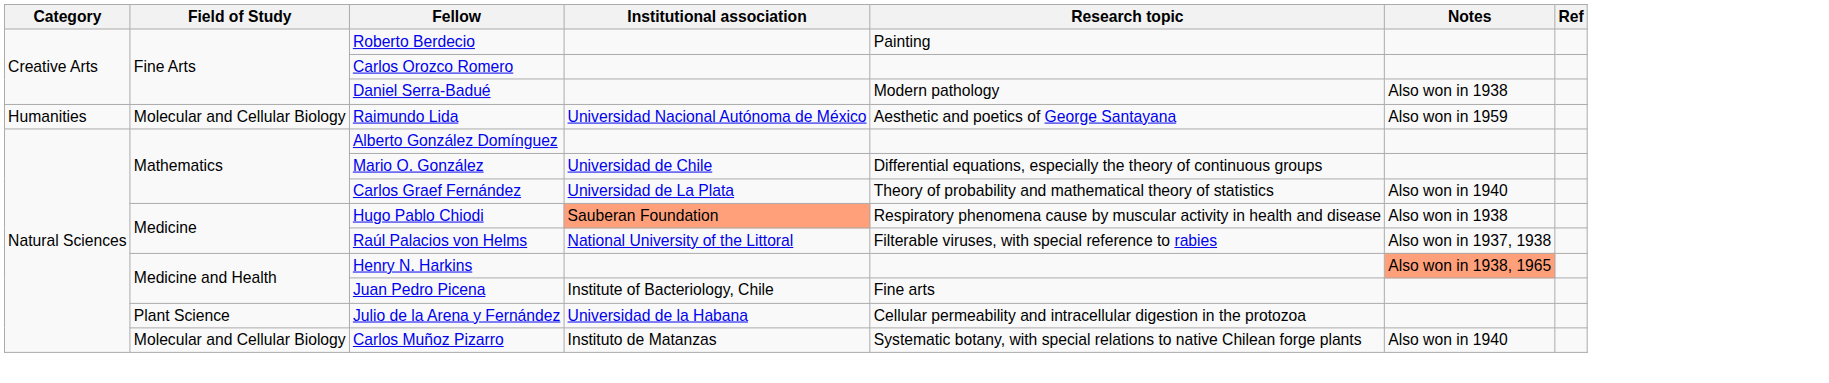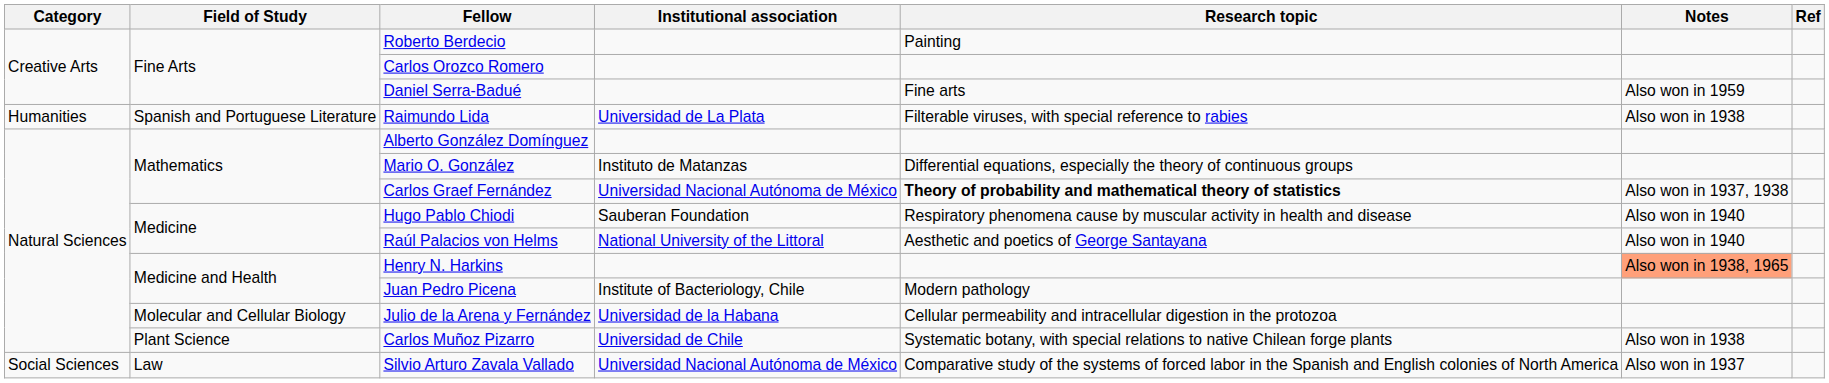(937, 91) Modern pathology -> (935, 91) Fine arts
(1448, 91) Also won in 1938 -> (1685, 91) Also won in 1959
(240, 116) Molecular and Cellular Biology -> (255, 116) Spanish and Portuguese Literature
(717, 116) Universidad Nacional Autónoma de México -> (681, 116) Universidad de La Plata
(1025, 116) Aesthetic and poetics of George Santayana -> (1076, 116) Filterable viruses, with special reference to rabies
(1448, 116) Also won in 1959 -> (1685, 116) Also won in 1938
(640, 166) Universidad de Chile -> (673, 166) Instituto de Matanzas
(651, 191) Universidad de La Plata -> (748, 191) Universidad Nacional Autónoma de México
(1074, 191) normal -> (1123, 191) bold
(1448, 191) Also won in 1940 -> (1707, 191) Also won in 1937, 1938
(643, 215) lightsalmon background -> (674, 215) no background
(1448, 215) Also won in 1938 -> (1685, 215) Also won in 1940
(1045, 240) Filterable viruses, with special reference to rabies -> (1056, 240) Aesthetic and poetics of George Santayana
(1470, 240) Also won in 1937, 1938 -> (1685, 240) Also won in 1940
(904, 290) Fine arts -> (967, 290) Modern pathology
(182, 315) Plant Science -> (240, 315) Molecular and Cellular Biology
(240, 340) Molecular and Cellular Biology -> (182, 340) Plant Science
(642, 340) Instituto de Matanzas -> (670, 340) Universidad de Chile
(1448, 340) Also won in 1940 -> (1685, 340) Also won in 1938
+ row: (479, 365)
